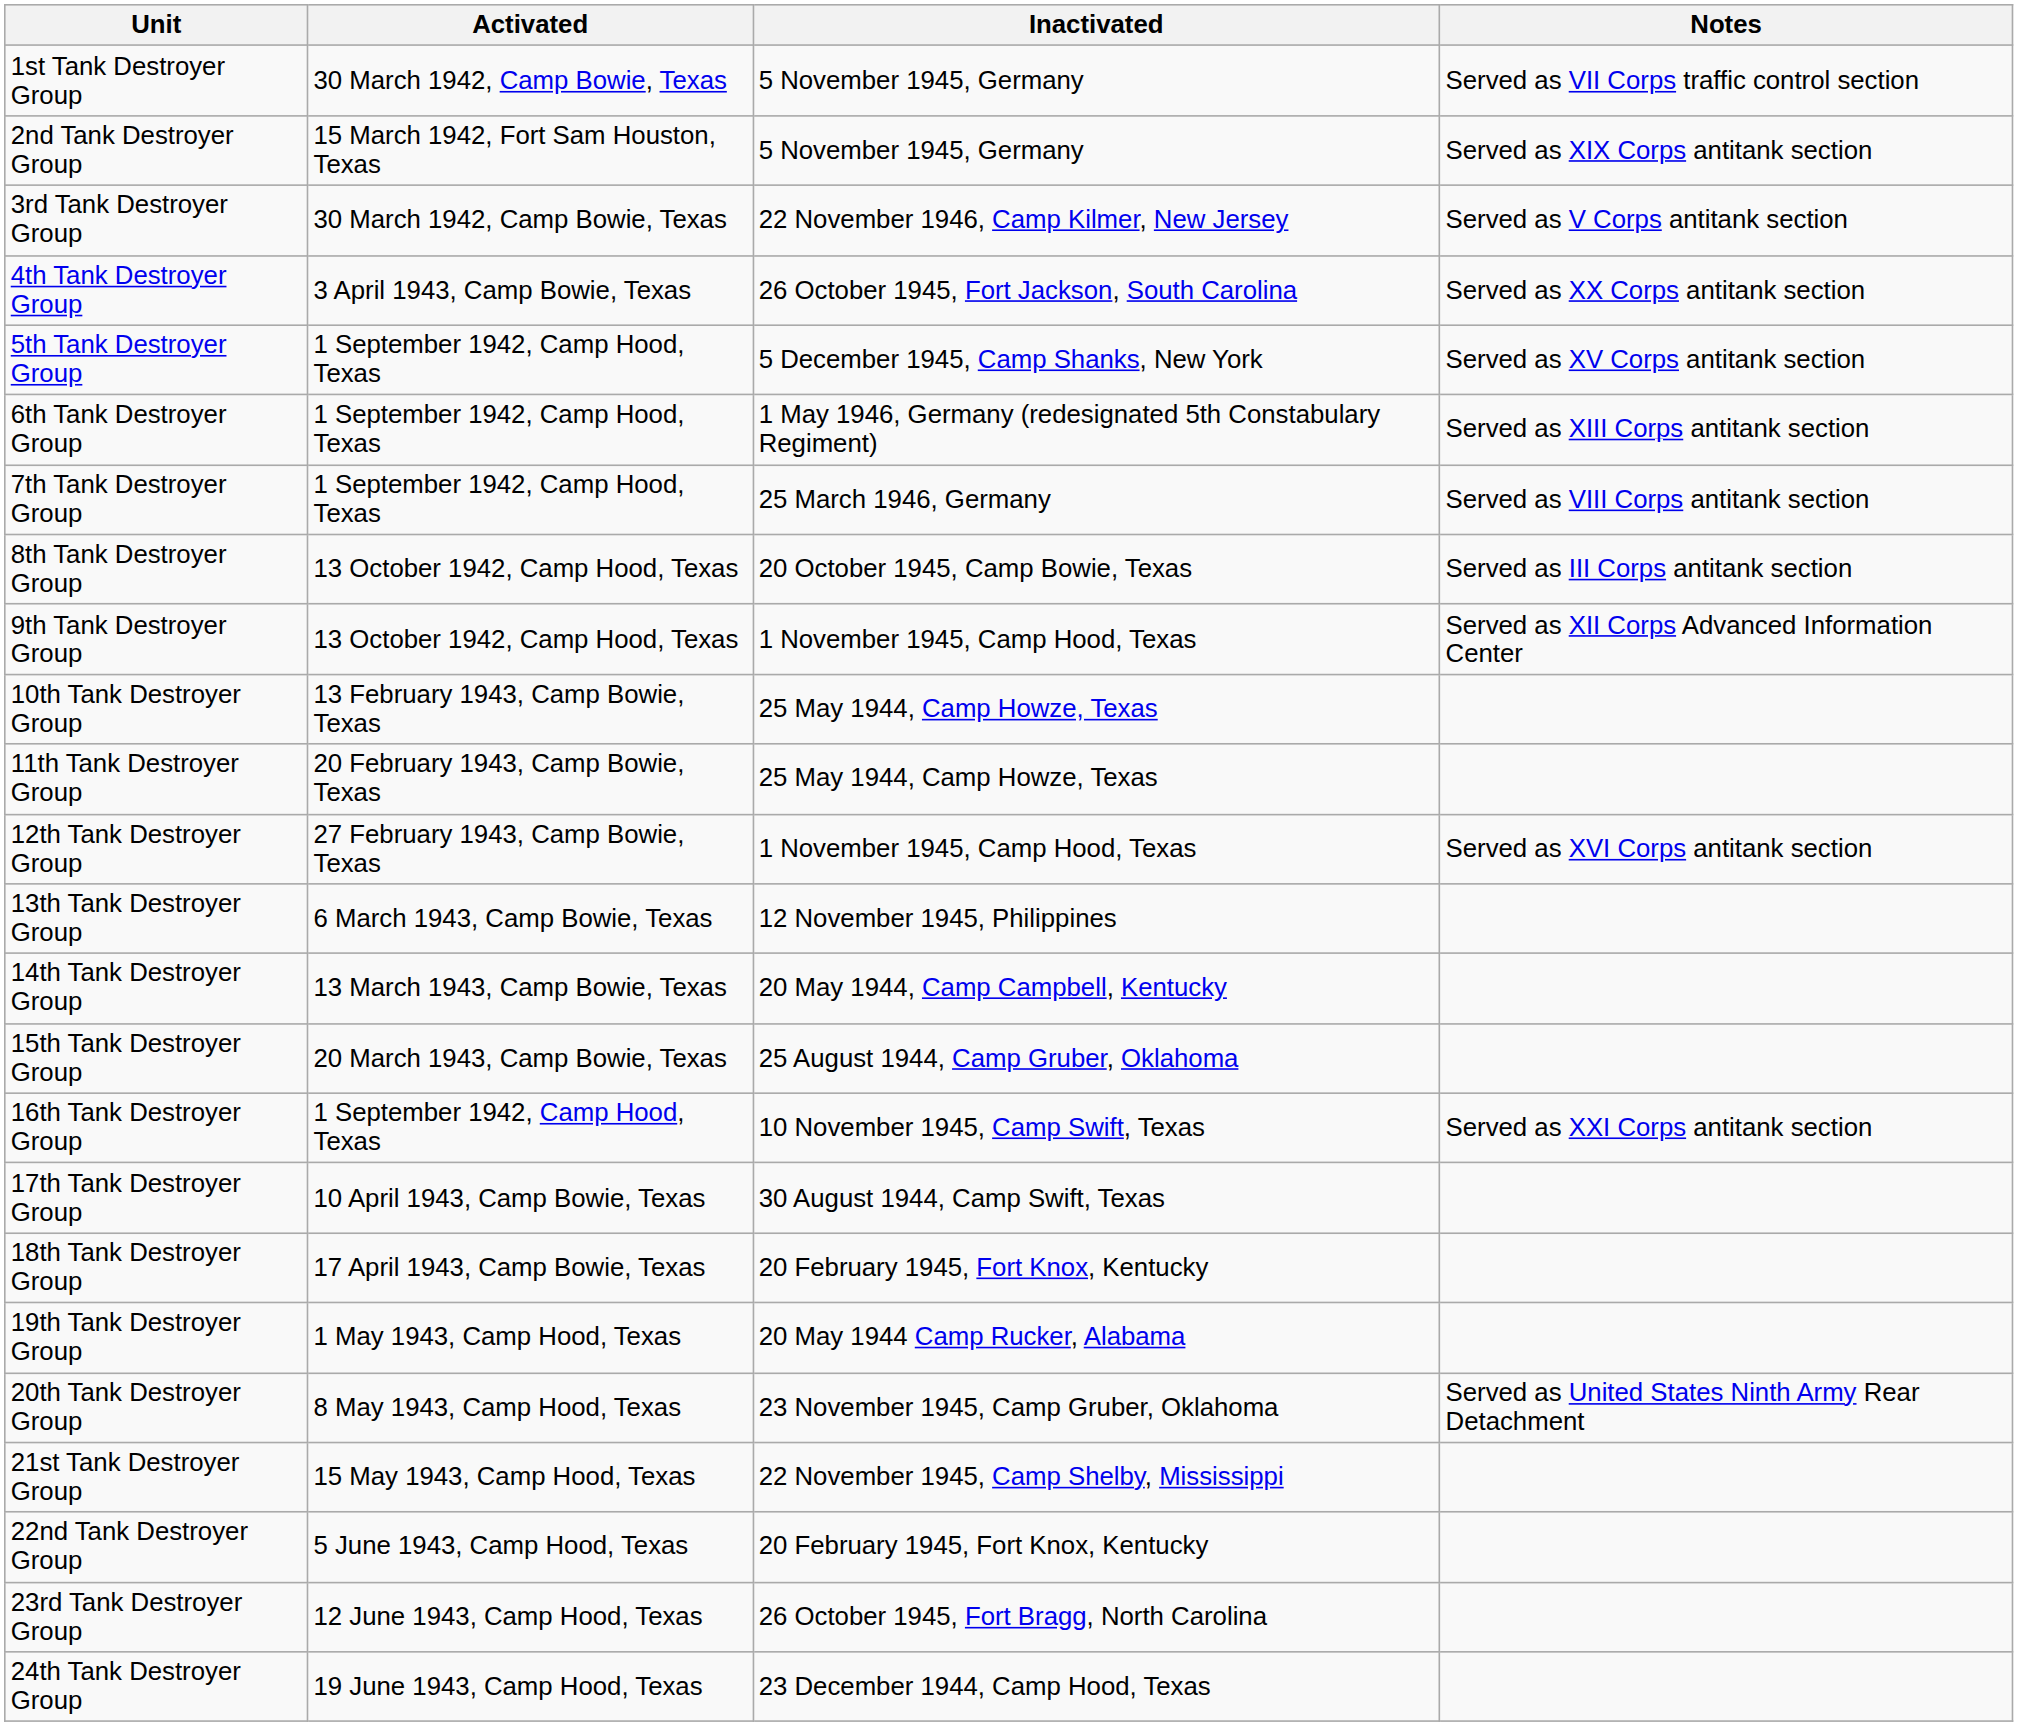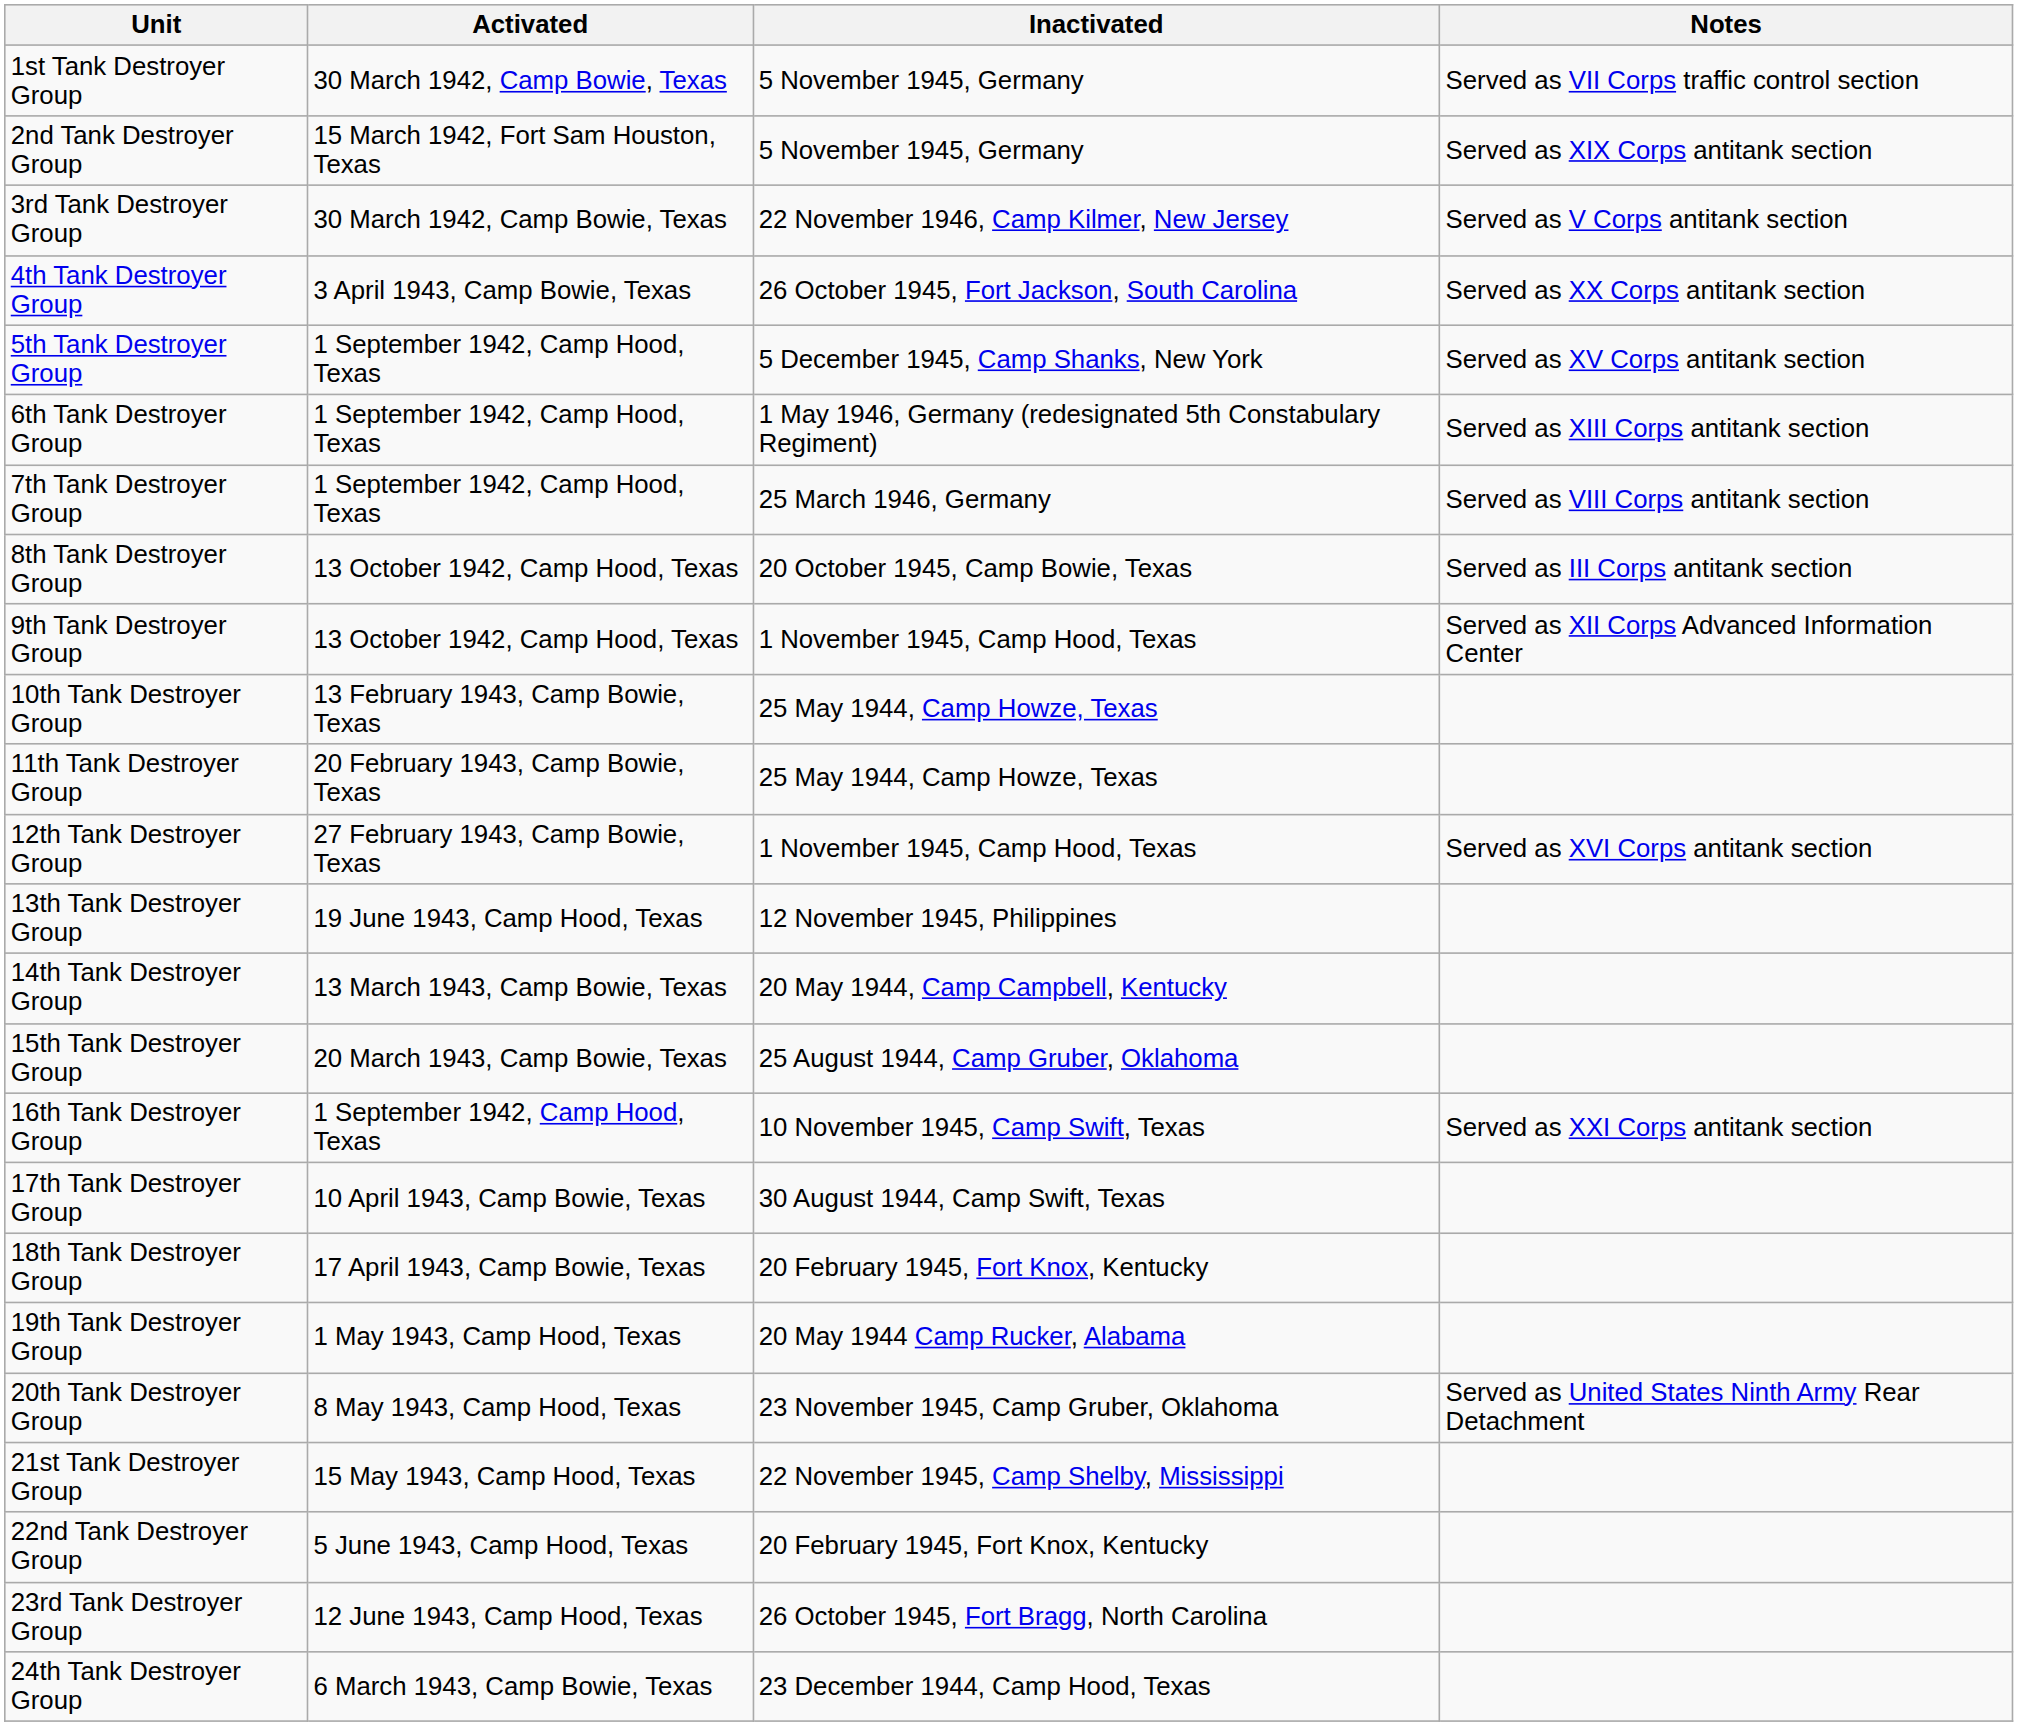(513, 918) 6 March 1943, Camp Bowie, Texas -> (508, 918) 19 June 1943, Camp Hood, Texas
(508, 1686) 19 June 1943, Camp Hood, Texas -> (513, 1686) 6 March 1943, Camp Bowie, Texas
